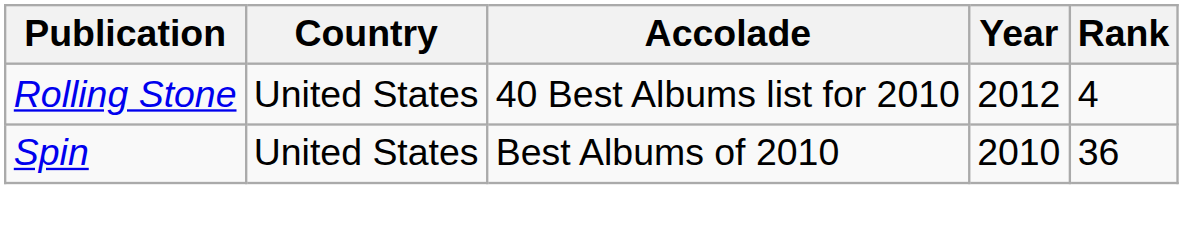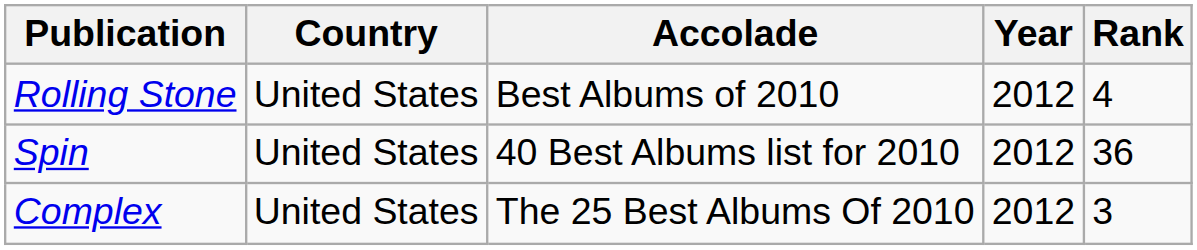(728, 93) 40 Best Albums list for 2010 -> (668, 93) Best Albums of 2010
(668, 152) Best Albums of 2010 -> (728, 152) 40 Best Albums list for 2010
(1019, 152) 2010 -> (1033, 152) 2012
+ row: (88, 212)
